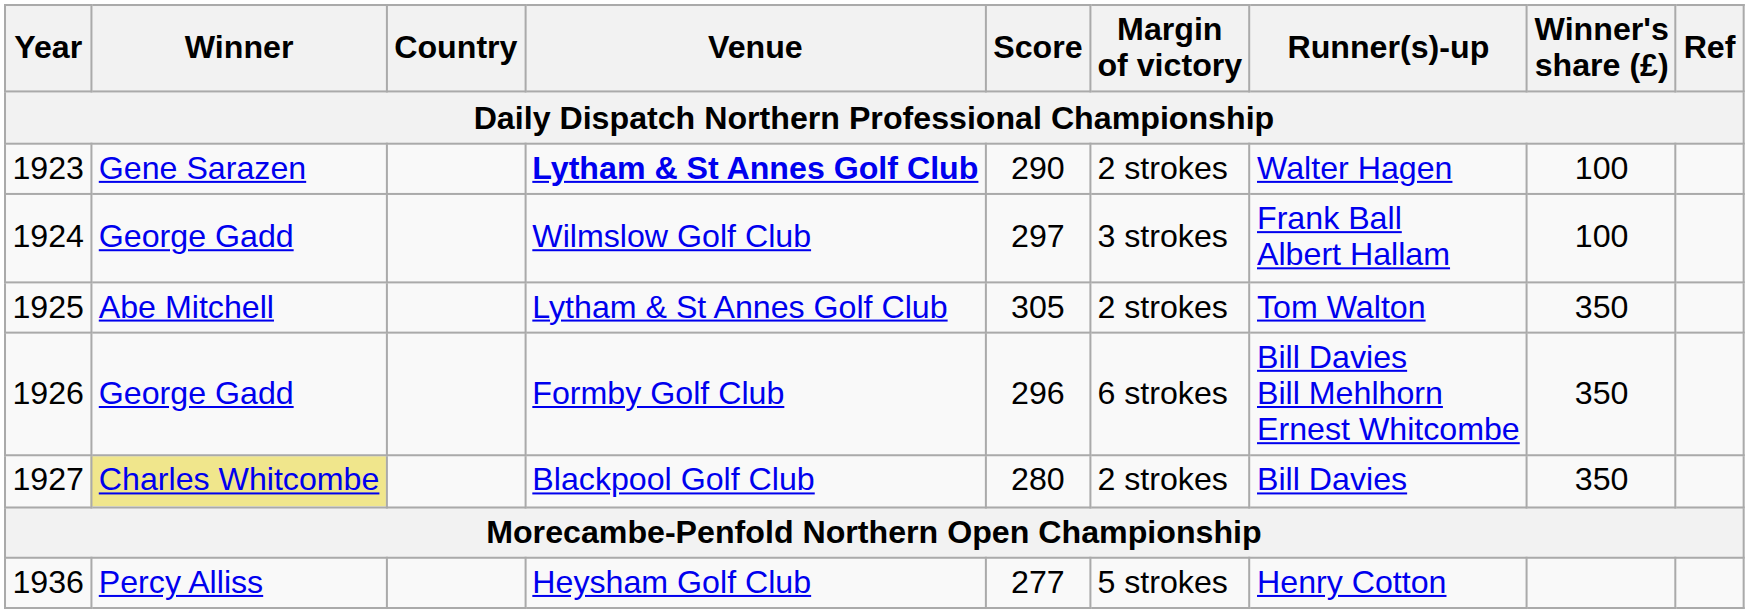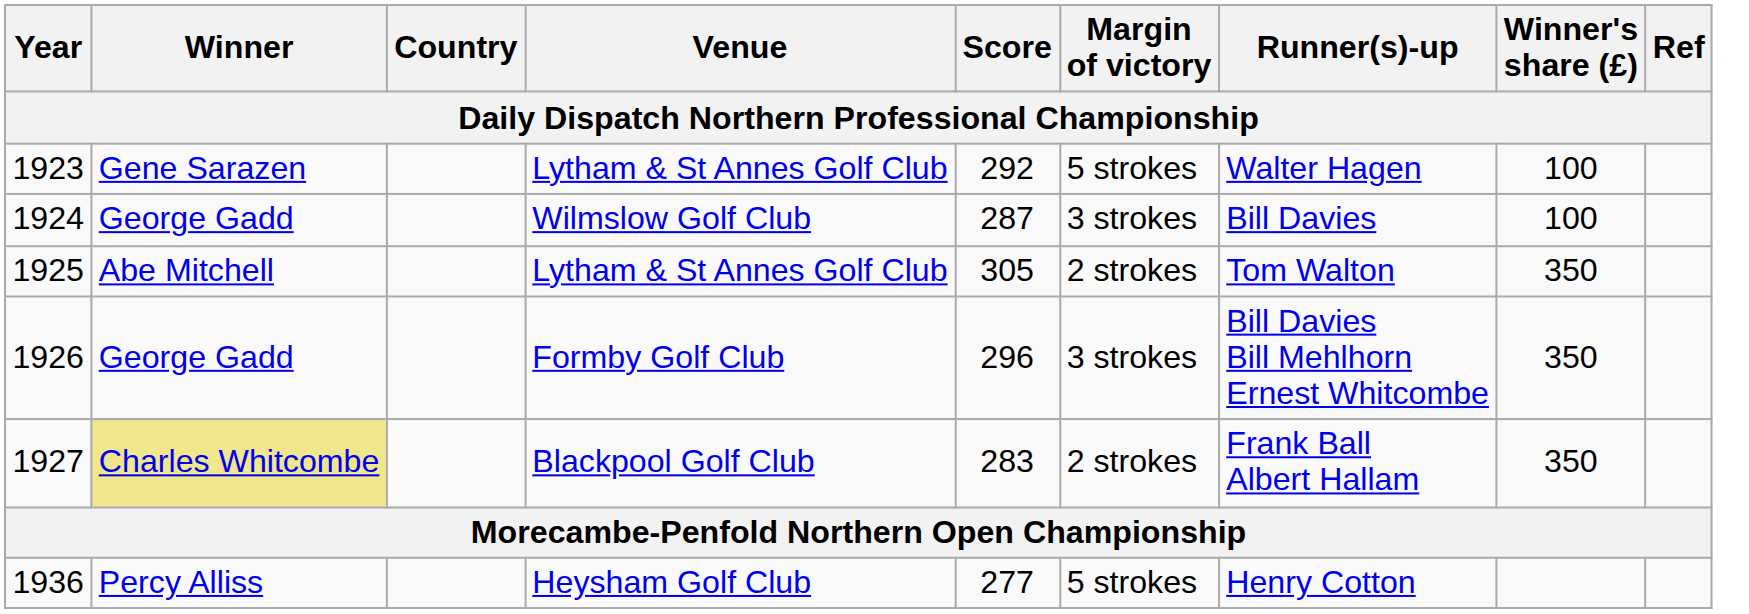(755, 168) bold -> (740, 168) normal
(1038, 168) 290 -> (1007, 168) 292
(1163, 168) 2 strokes -> (1132, 168) 5 strokes
(1038, 237) 297 -> (1007, 219) 287
(1354, 237) Frank Ball Albert Hallam -> (1301, 219) Bill Davies
(1163, 393) 6 strokes -> (1132, 357) 3 strokes
(1038, 480) 280 -> (1007, 462) 283
(1332, 480) Bill Davies -> (1323, 462) Frank Ball Albert Hallam
